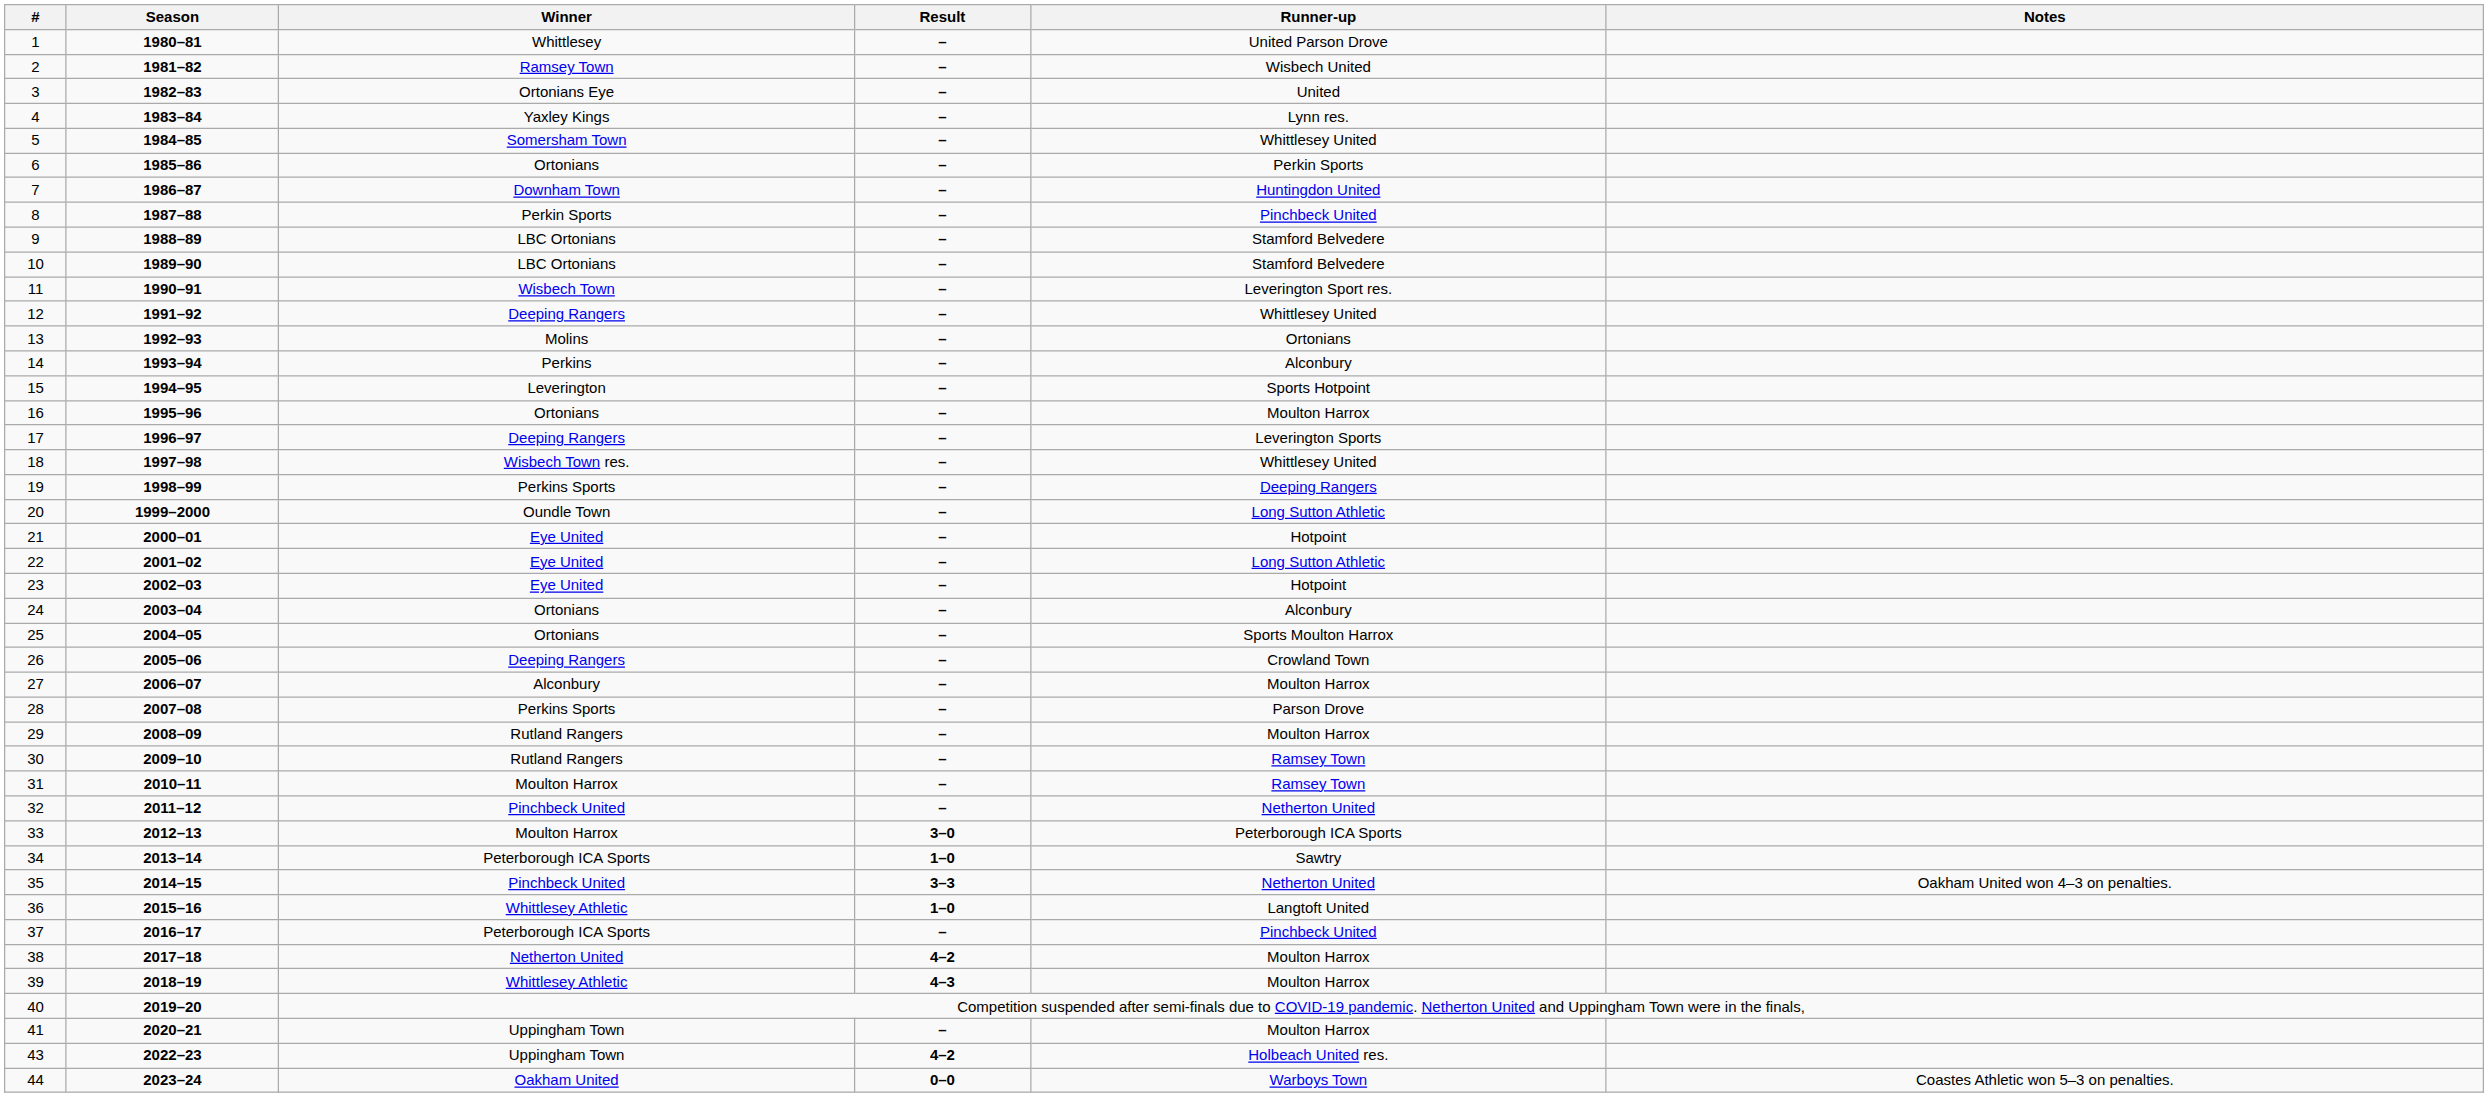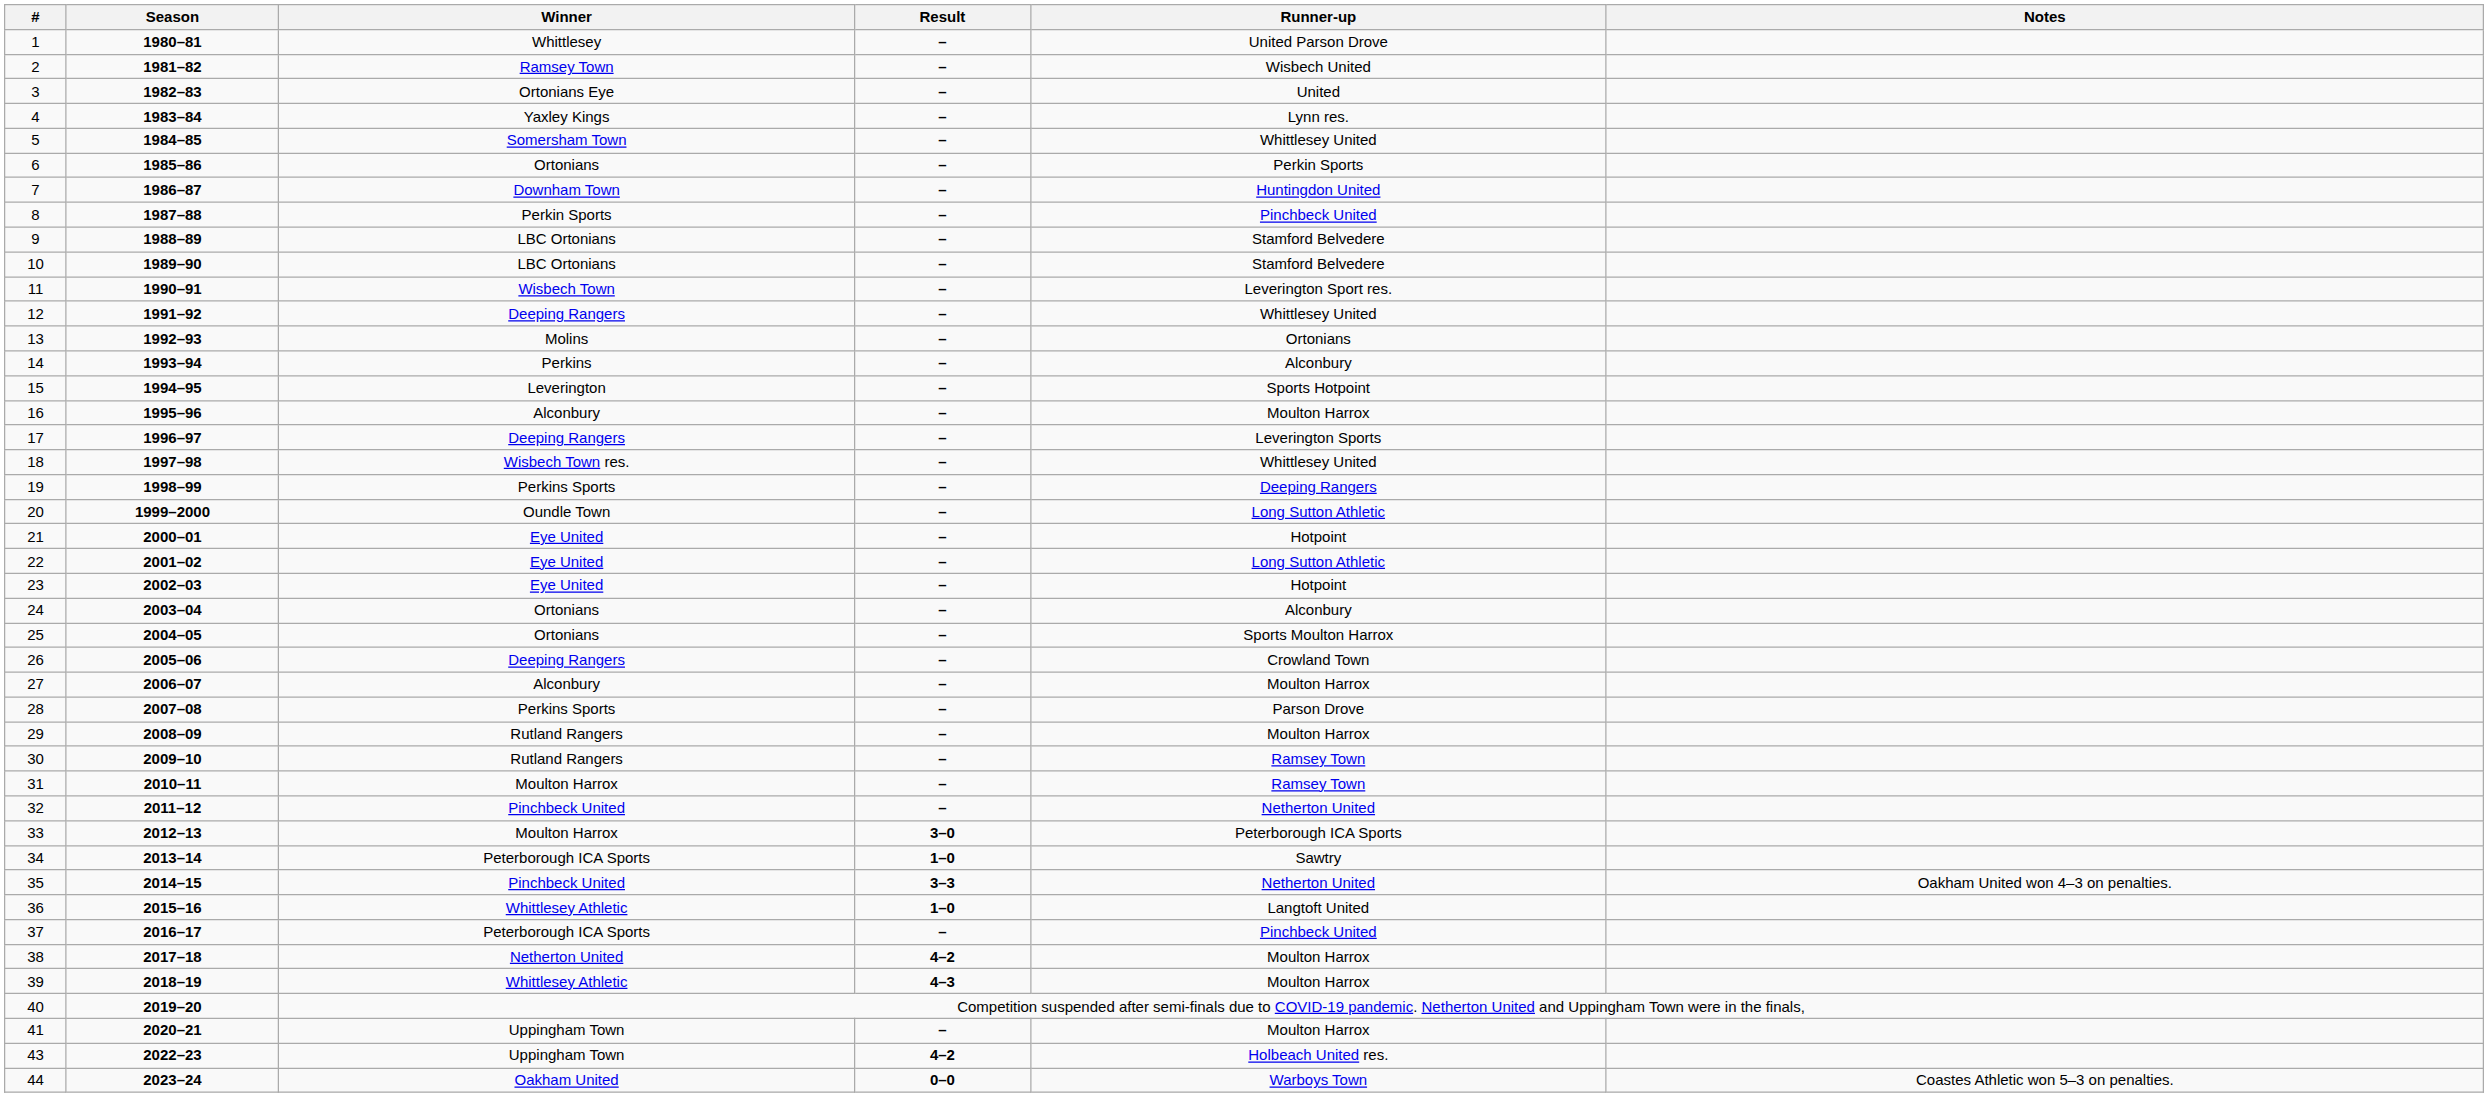(567, 413) Ortonians -> (567, 413) Alconbury
